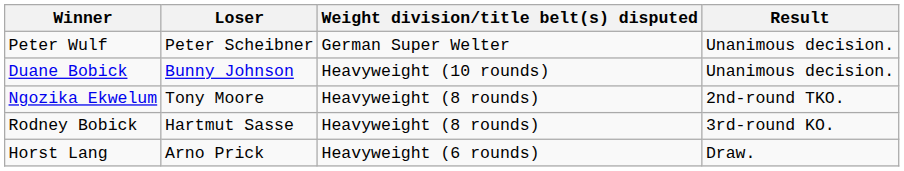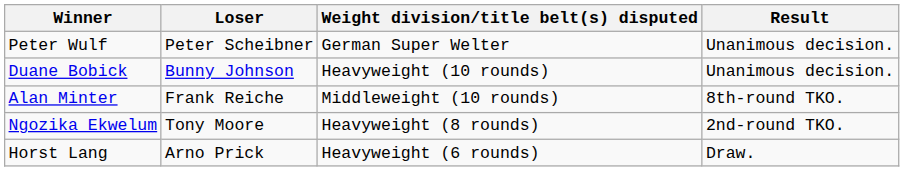+ row: (63, 99)
- row: (73, 126)
